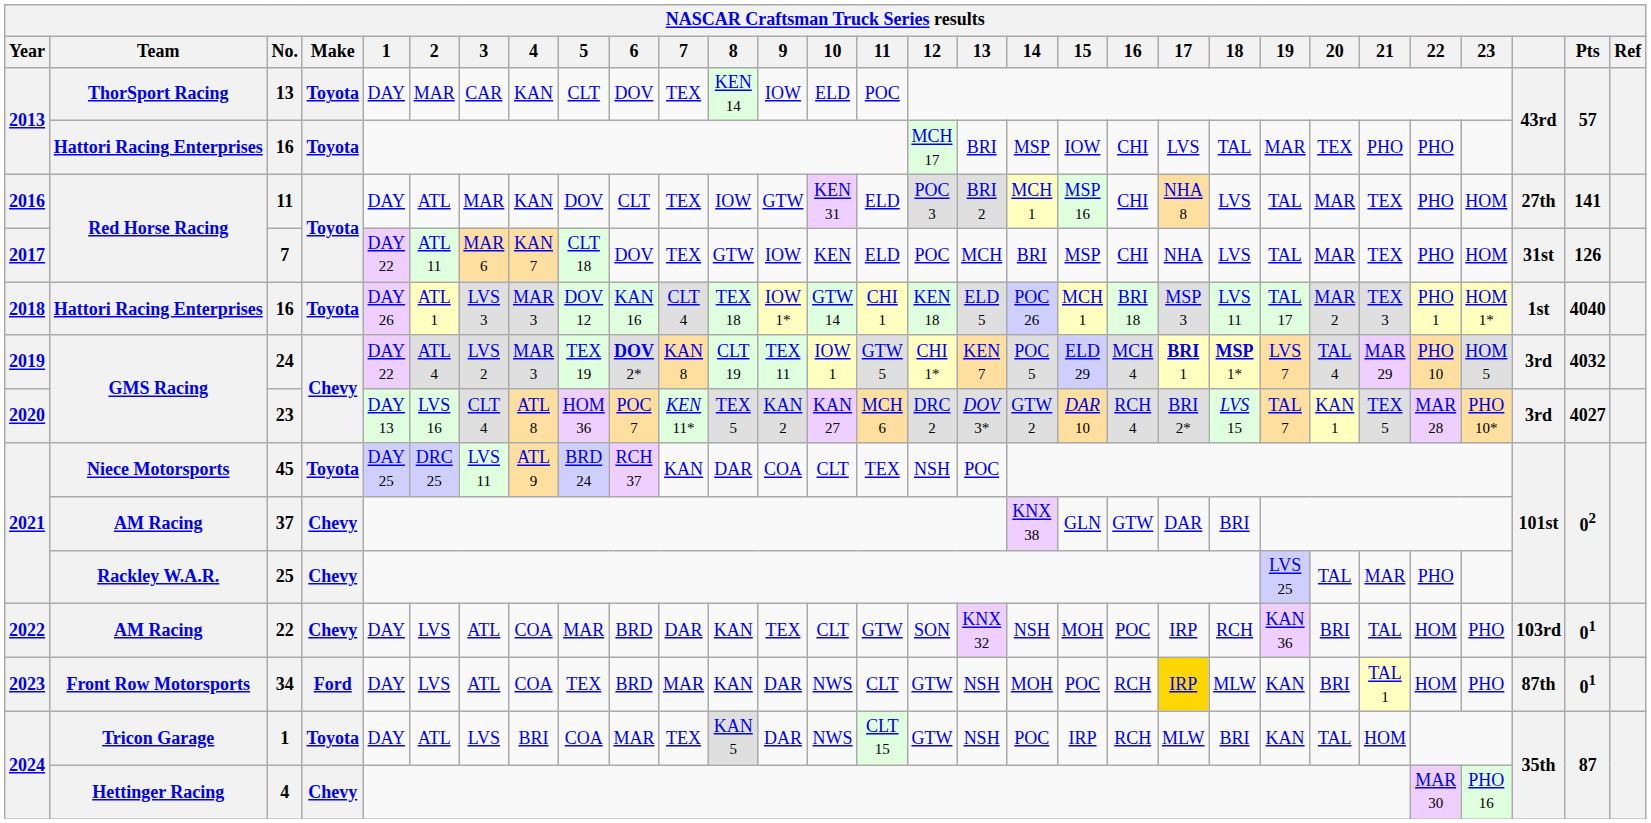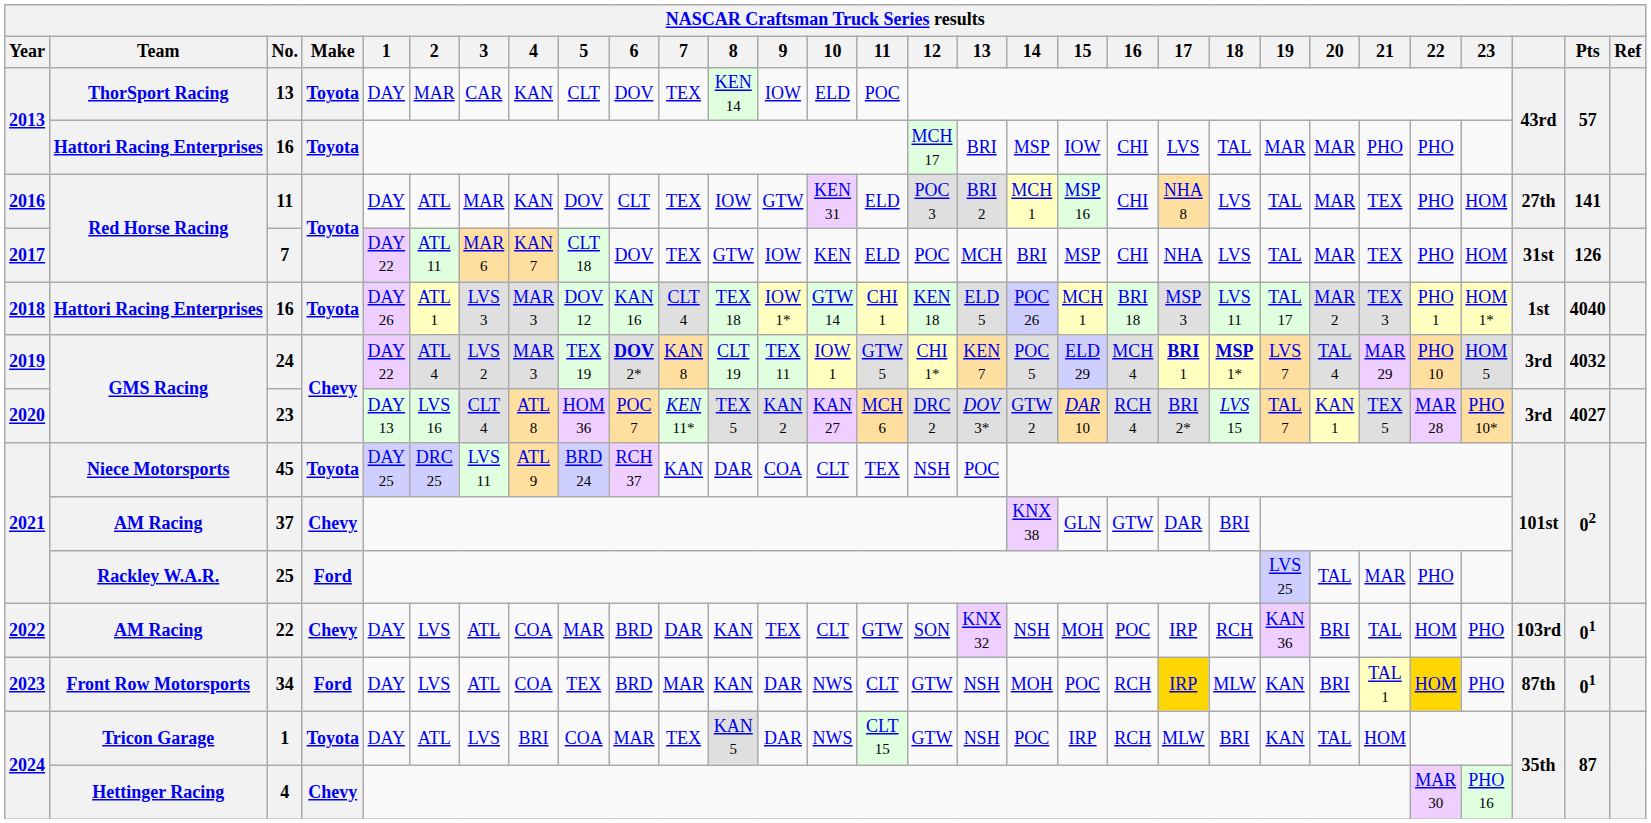(1335, 147) TEX -> (1335, 147) MAR
(333, 576) Chevy -> (333, 576) Ford
(1436, 684) no background -> (1436, 684) gold background
